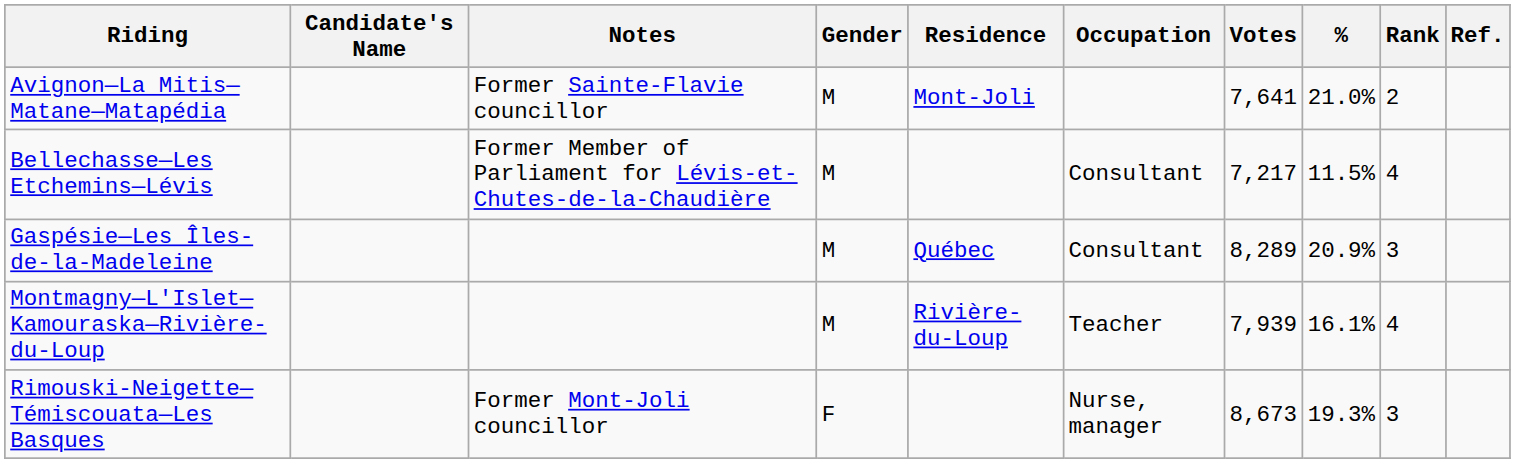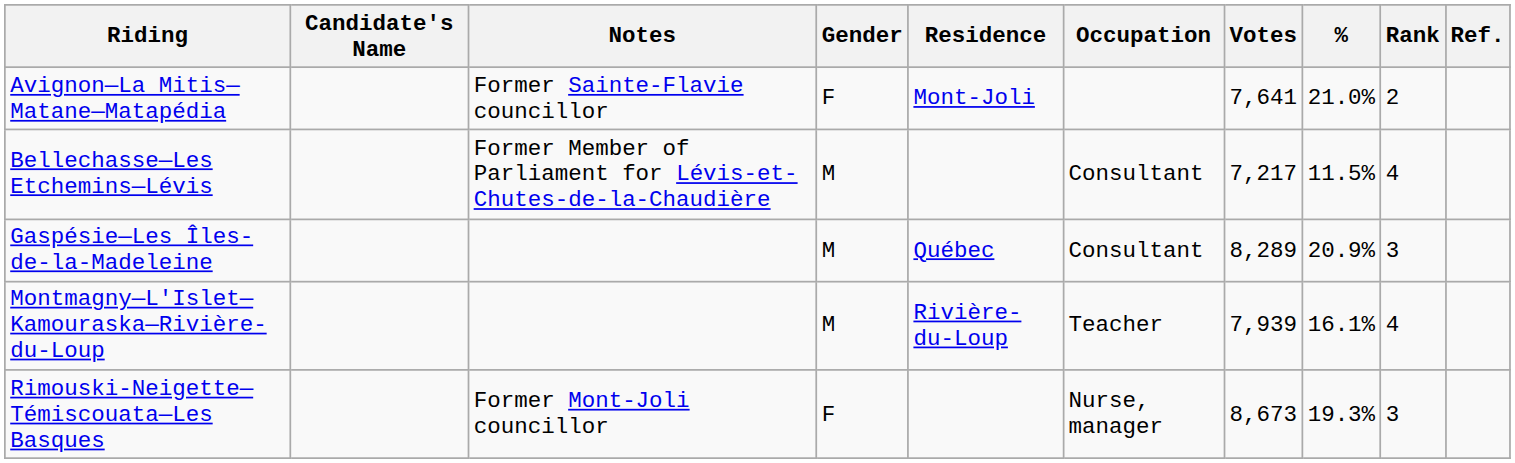(828, 99) M -> (828, 99) F
